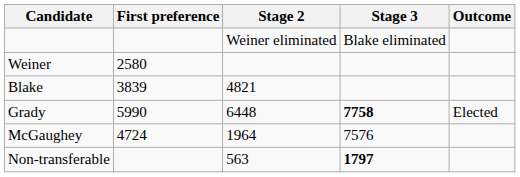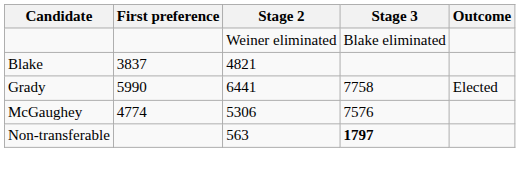- row: (29, 64)
(132, 87) 3839 -> (132, 64) 3837
(241, 111) 6448 -> (241, 87) 6441
(359, 111) bold -> (359, 87) normal
(132, 135) 4724 -> (132, 111) 4774
(241, 135) 1964 -> (241, 111) 5306
